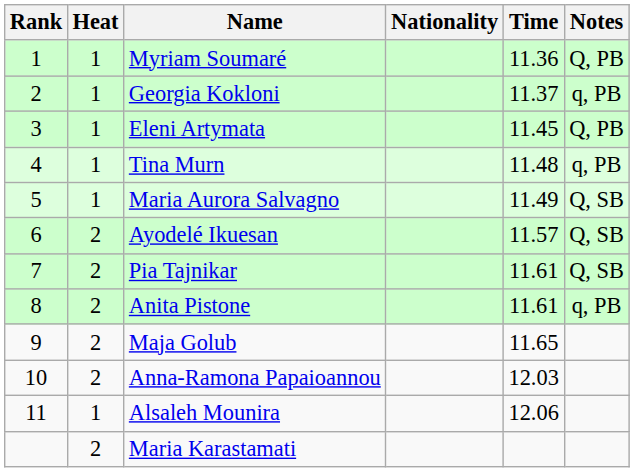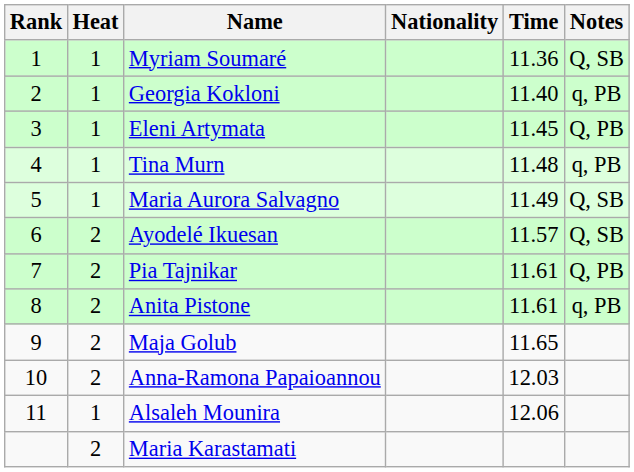(597, 57) Q, PB -> (597, 57) Q, SB
(534, 93) 11.37 -> (534, 93) 11.40
(597, 270) Q, SB -> (597, 270) Q, PB
